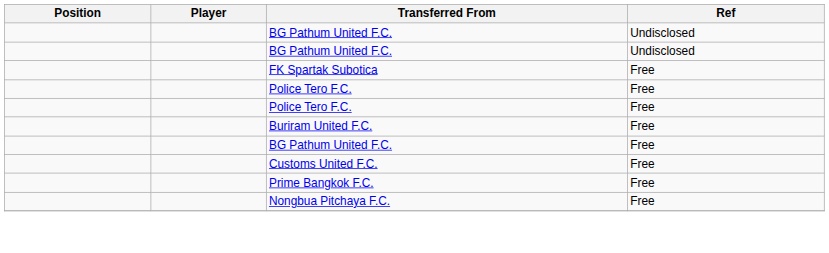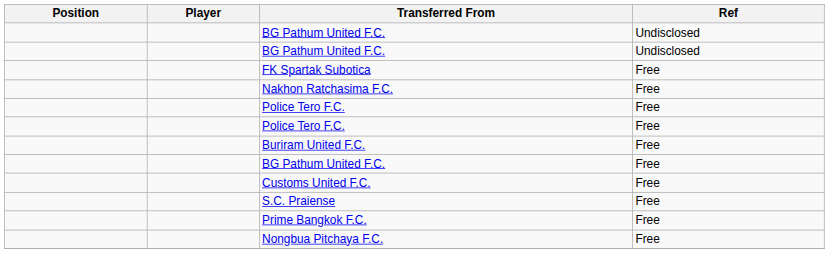+ row: (328, 88)
+ row: (299, 201)
